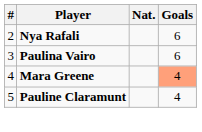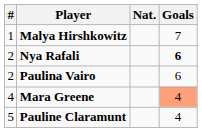+ row: (73, 35)
(177, 35) normal -> (178, 55) bold
(11, 55) 3 -> (11, 76) 2
